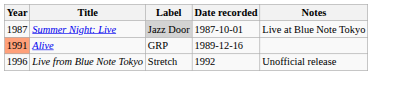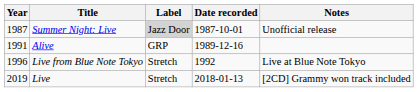(314, 29) Live at Blue Note Tokyo -> (299, 29) Unofficial release
(17, 45) lightsalmon background -> (17, 45) no background
(299, 62) Unofficial release -> (314, 62) Live at Blue Note Tokyo
+ row: (41, 78)
